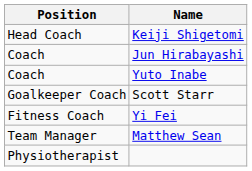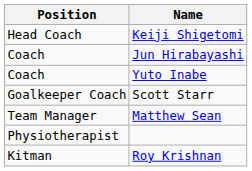- row: (155, 115)
+ row: (177, 155)
